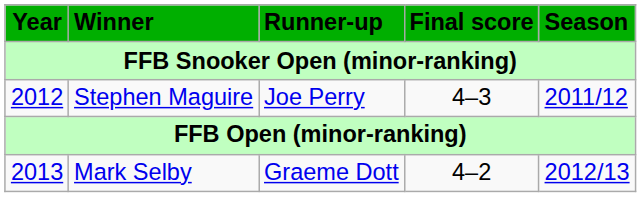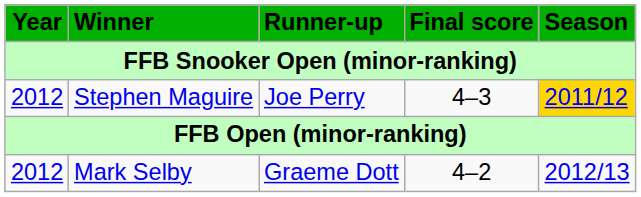(586, 97) no background -> (586, 97) gold background
(37, 172) 2013 -> (37, 172) 2012
